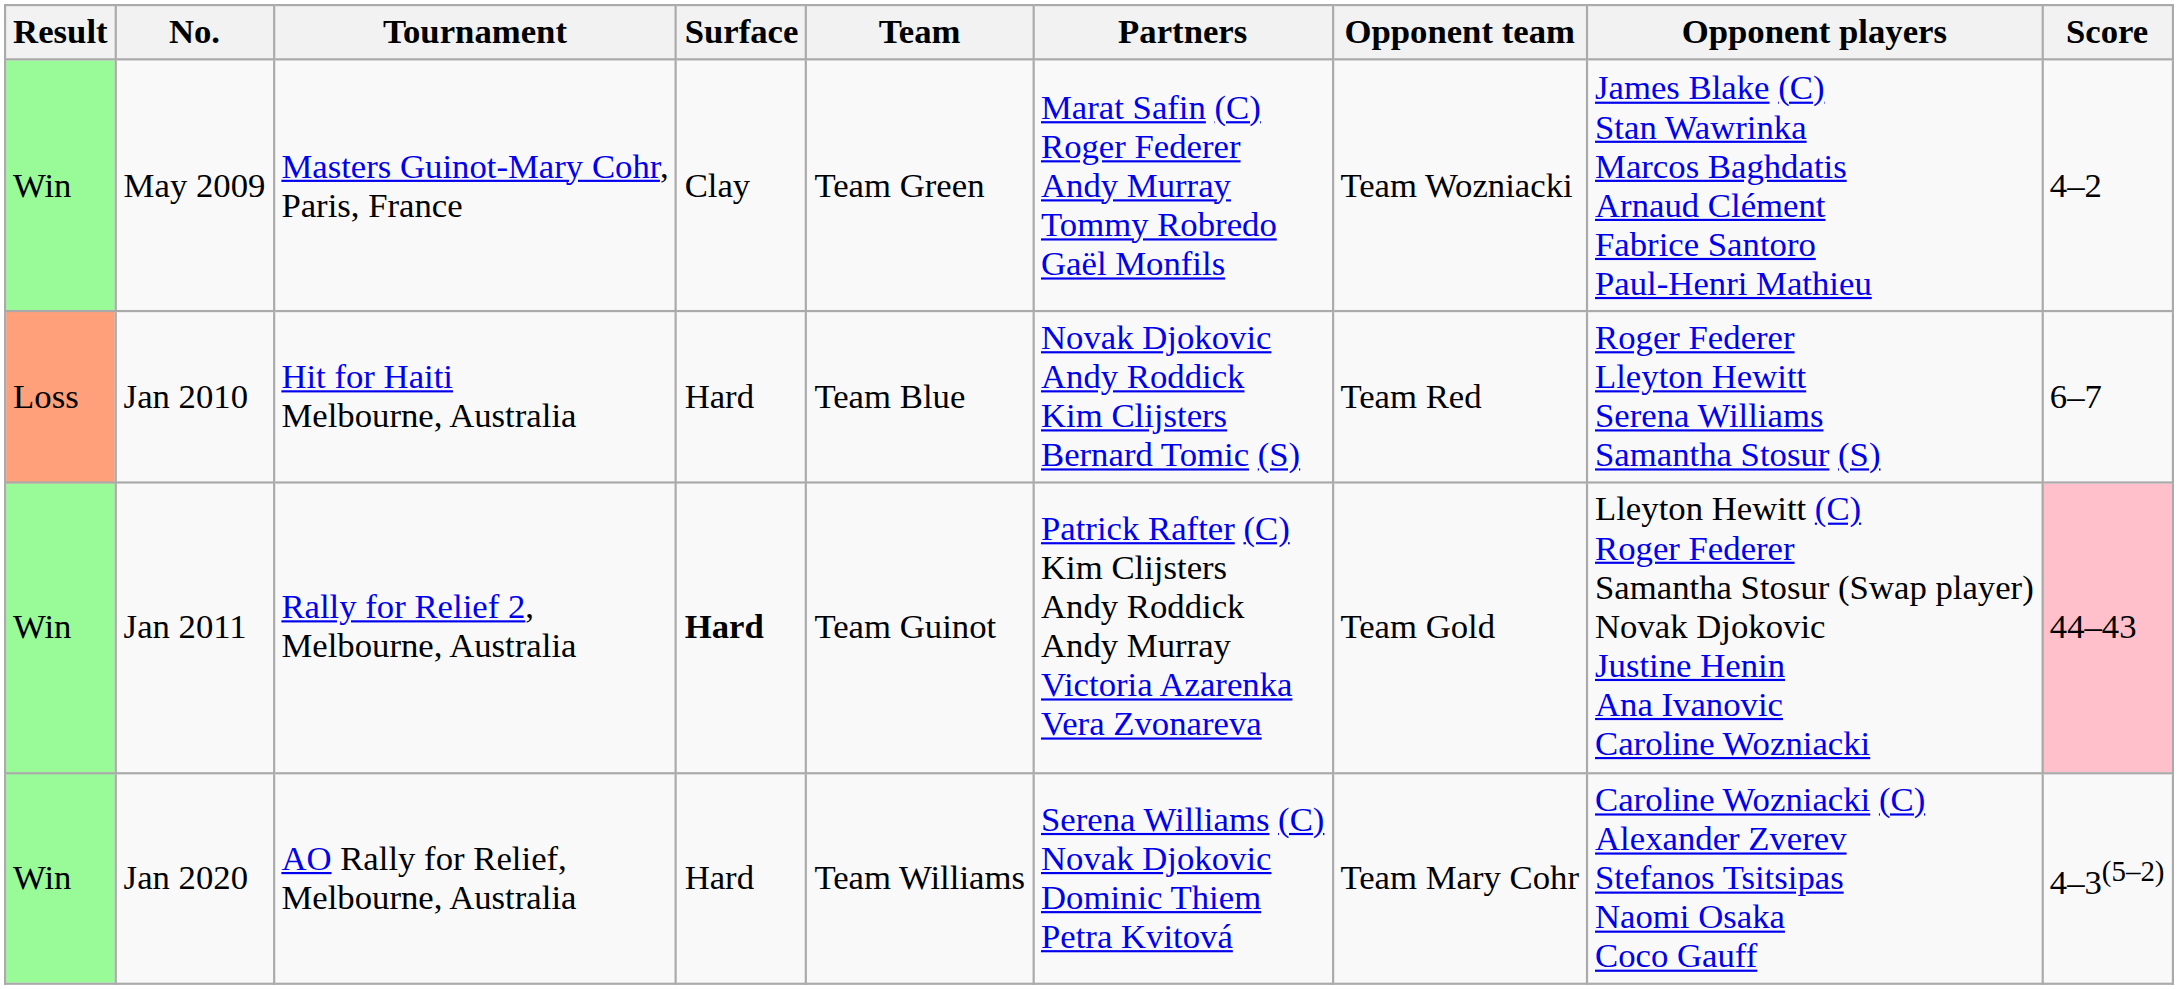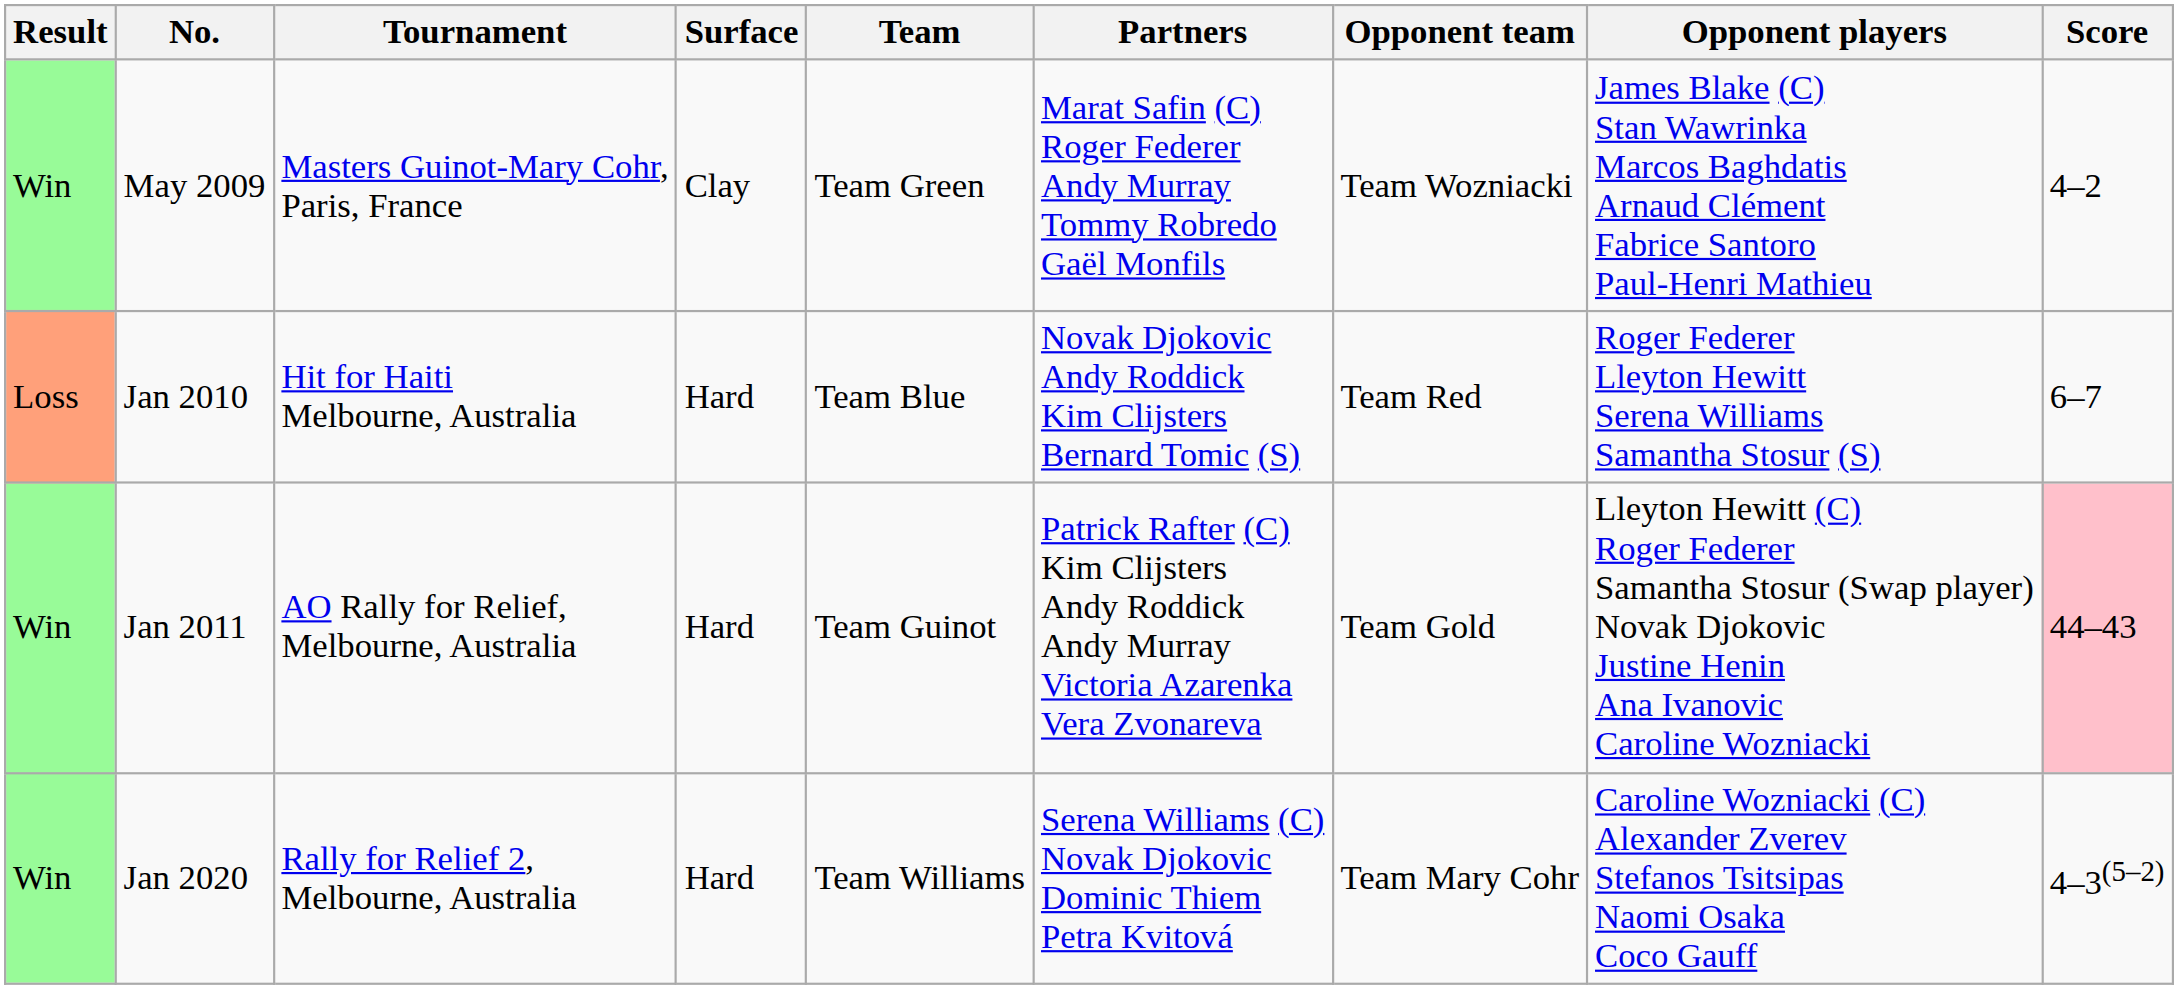(429, 626) Rally for Relief 2, Melbourne, Australia -> (429, 626) AO Rally for Relief, Melbourne, Australia
(724, 626) bold -> (719, 626) normal
(429, 877) AO Rally for Relief, Melbourne, Australia -> (429, 877) Rally for Relief 2, Melbourne, Australia
